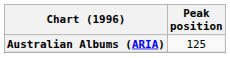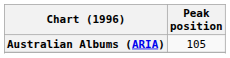(196, 44) 125 -> (196, 44) 105
